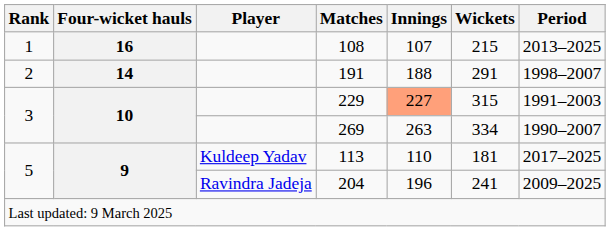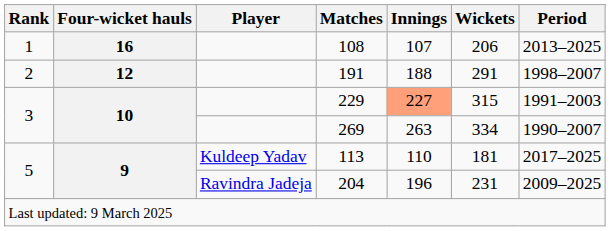(485, 45) 215 -> (485, 45) 206
(125, 73) 14 -> (125, 73) 12
(485, 184) 241 -> (485, 184) 231
